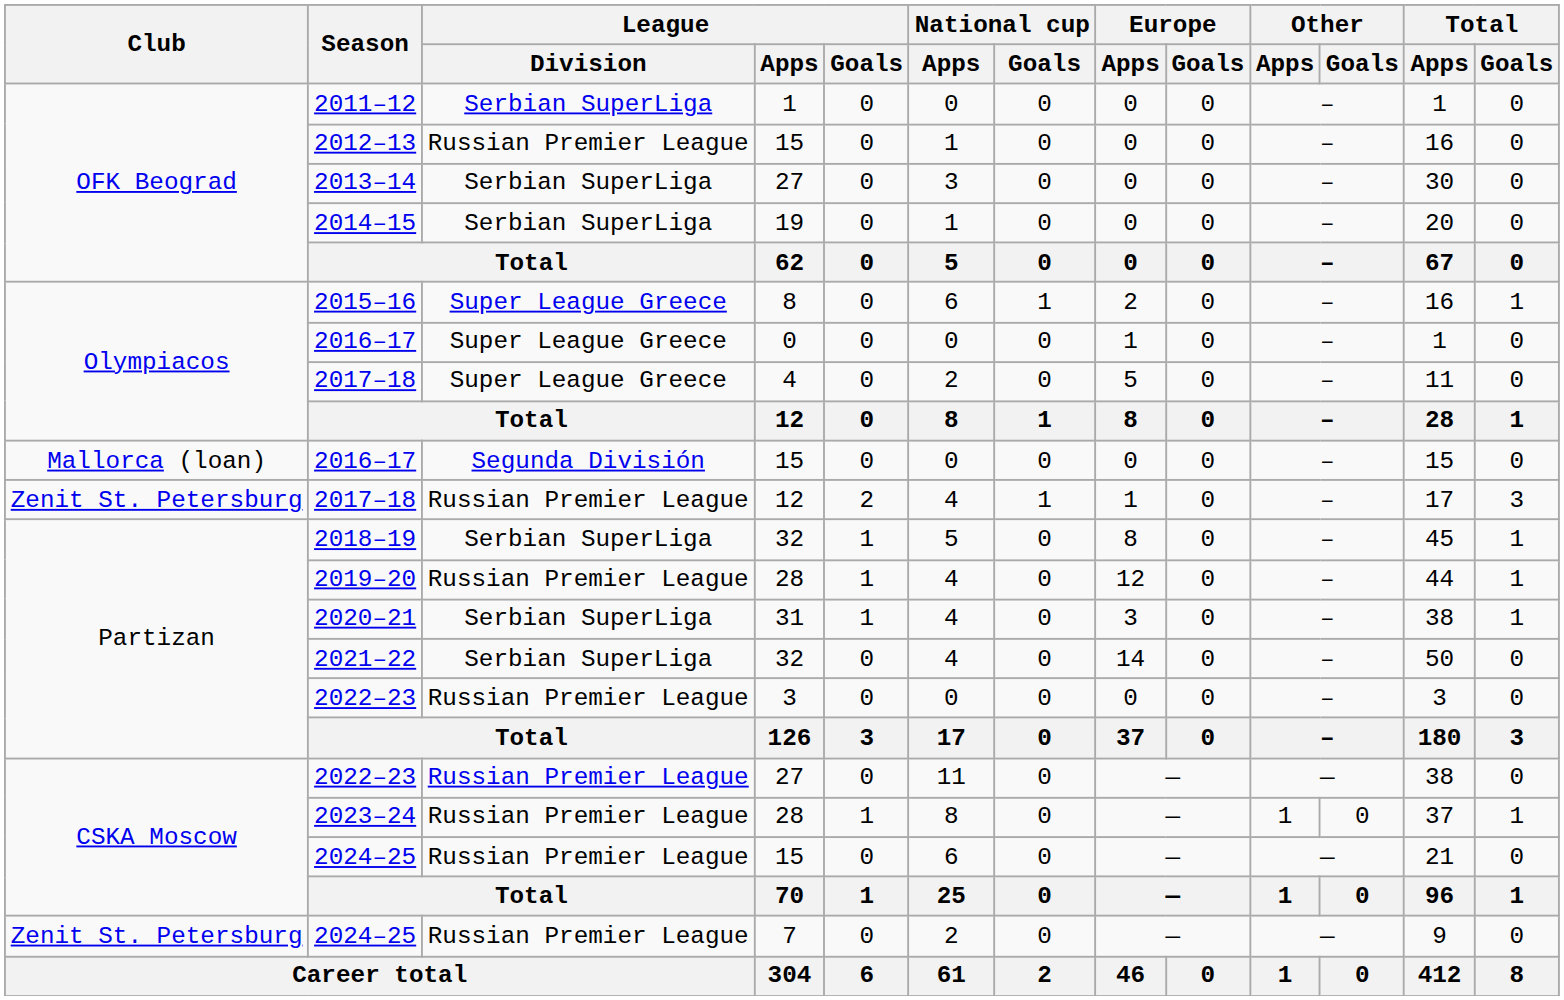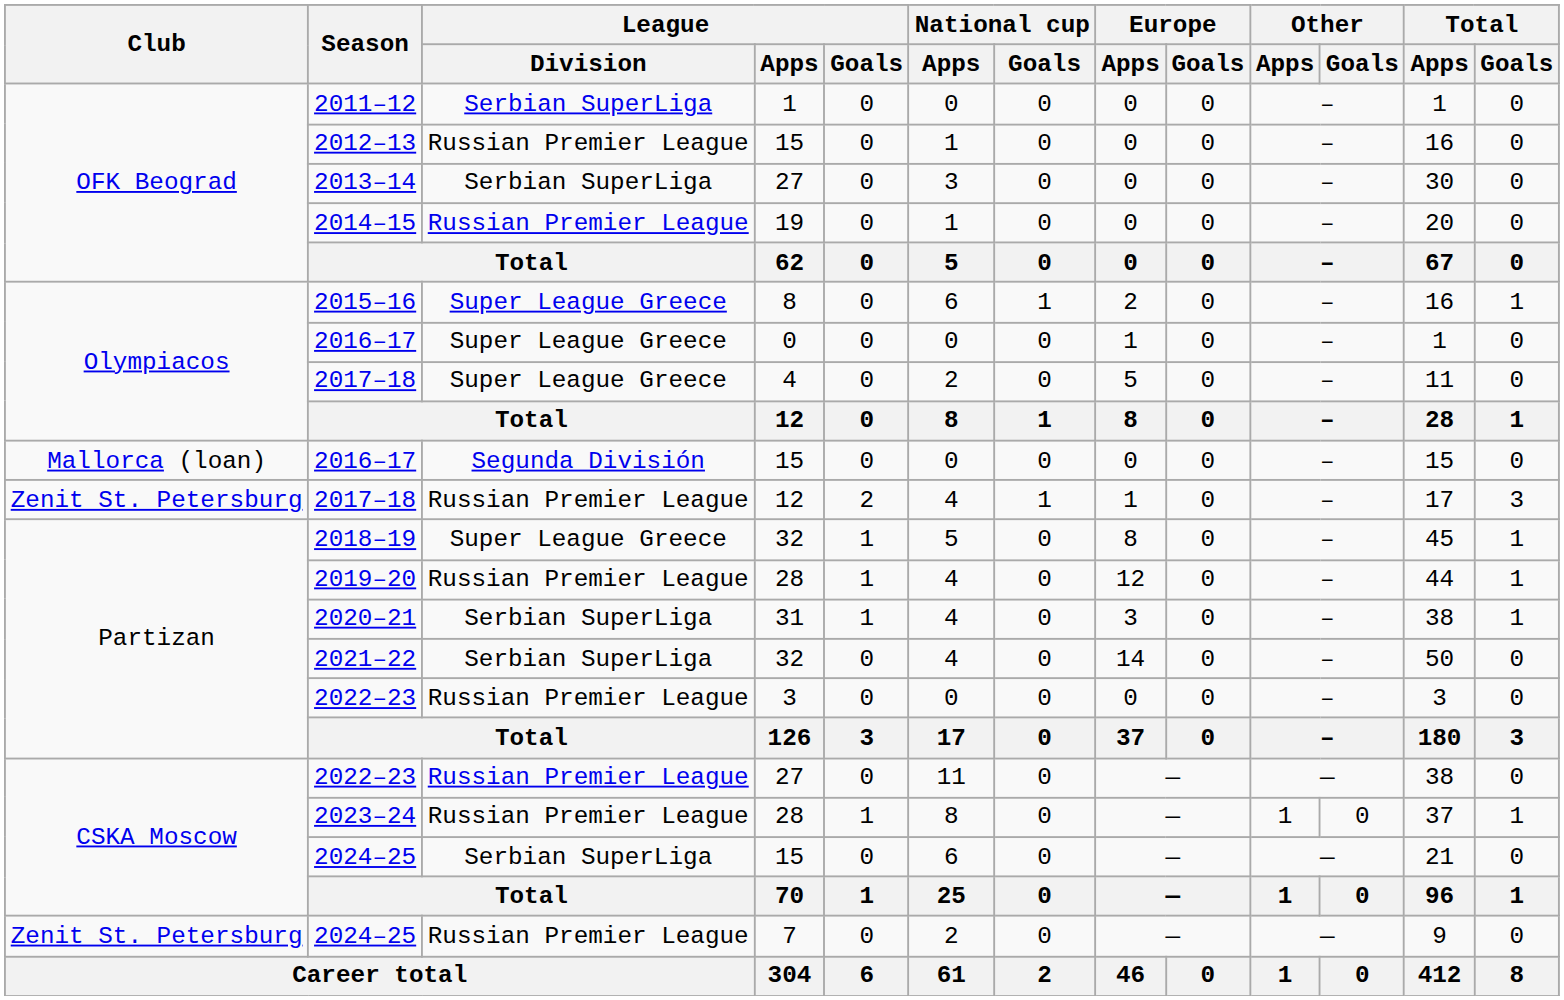(588, 223) Serbian SuperLiga -> (588, 223) Russian Premier League
(588, 540) Serbian SuperLiga -> (588, 540) Super League Greece
(588, 857) Russian Premier League -> (588, 857) Serbian SuperLiga
